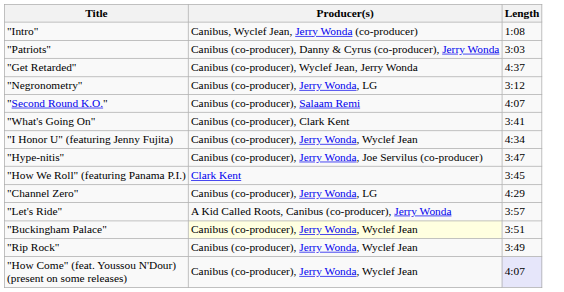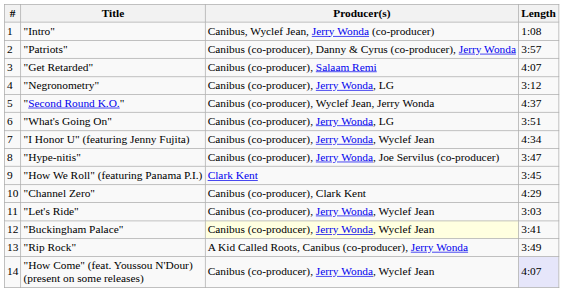+ column: (13, 13)
(515, 49) 3:03 -> (531, 49) 3:57
(304, 67) Canibus (co-producer), Wyclef Jean, Jerry Wonda -> (292, 67) Canibus (co-producer), Salaam Remi
(515, 67) 4:37 -> (531, 67) 4:07
(276, 103) Canibus (co-producer), Salaam Remi -> (321, 103) Canibus (co-producer), Wyclef Jean, Jerry Wonda
(515, 103) 4:07 -> (531, 103) 4:37
(270, 121) Canibus (co-producer), Clark Kent -> (301, 121) Canibus (co-producer), Jerry Wonda, LG
(515, 121) 3:41 -> (531, 121) 3:51
(284, 193) Canibus (co-producer), Jerry Wonda, LG -> (287, 193) Canibus (co-producer), Clark Kent
(321, 211) A Kid Called Roots, Canibus (co-producer), Jerry Wonda -> (321, 211) Canibus (co-producer), Jerry Wonda, Wyclef Jean
(515, 211) 3:57 -> (531, 211) 3:03
(515, 229) 3:51 -> (531, 229) 3:41
(304, 247) Canibus (co-producer), Jerry Wonda, Wyclef Jean -> (338, 247) A Kid Called Roots, Canibus (co-producer), Jerry Wonda
